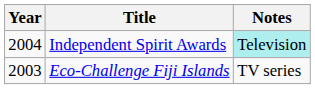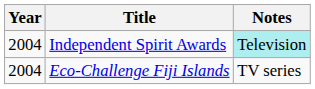(25, 70) 2003 -> (25, 70) 2004
